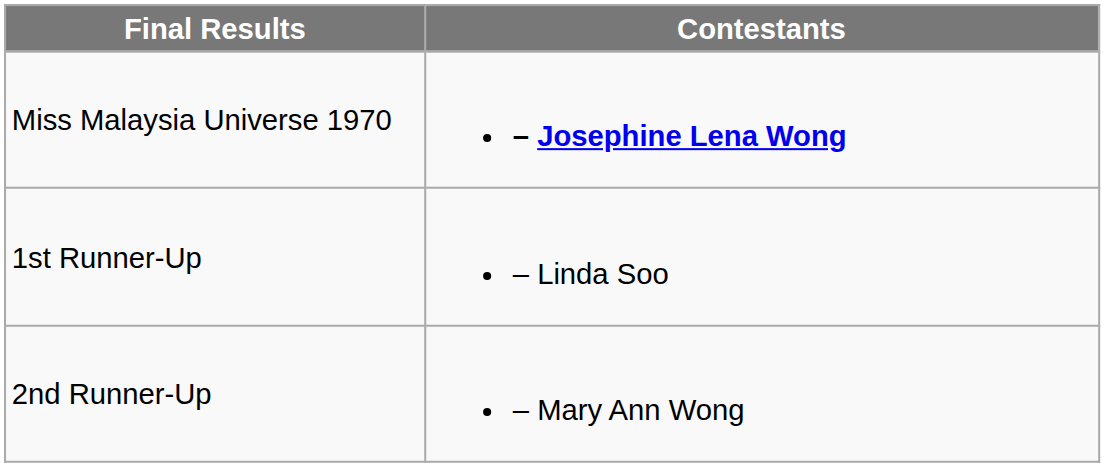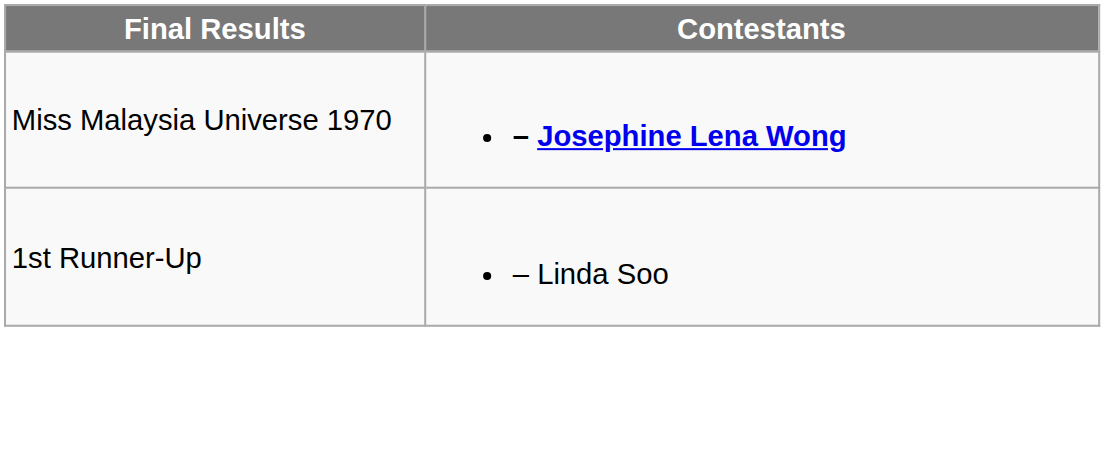- row: (112, 394)
